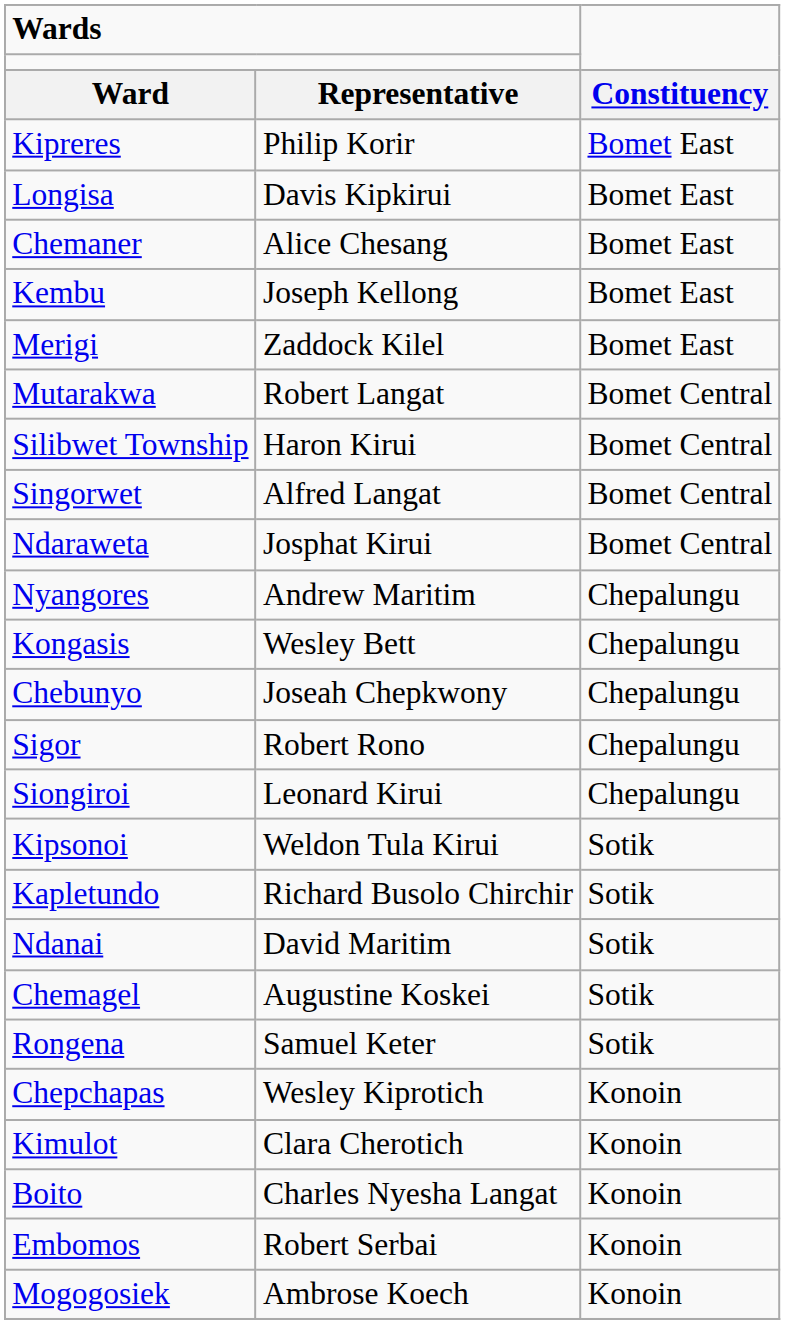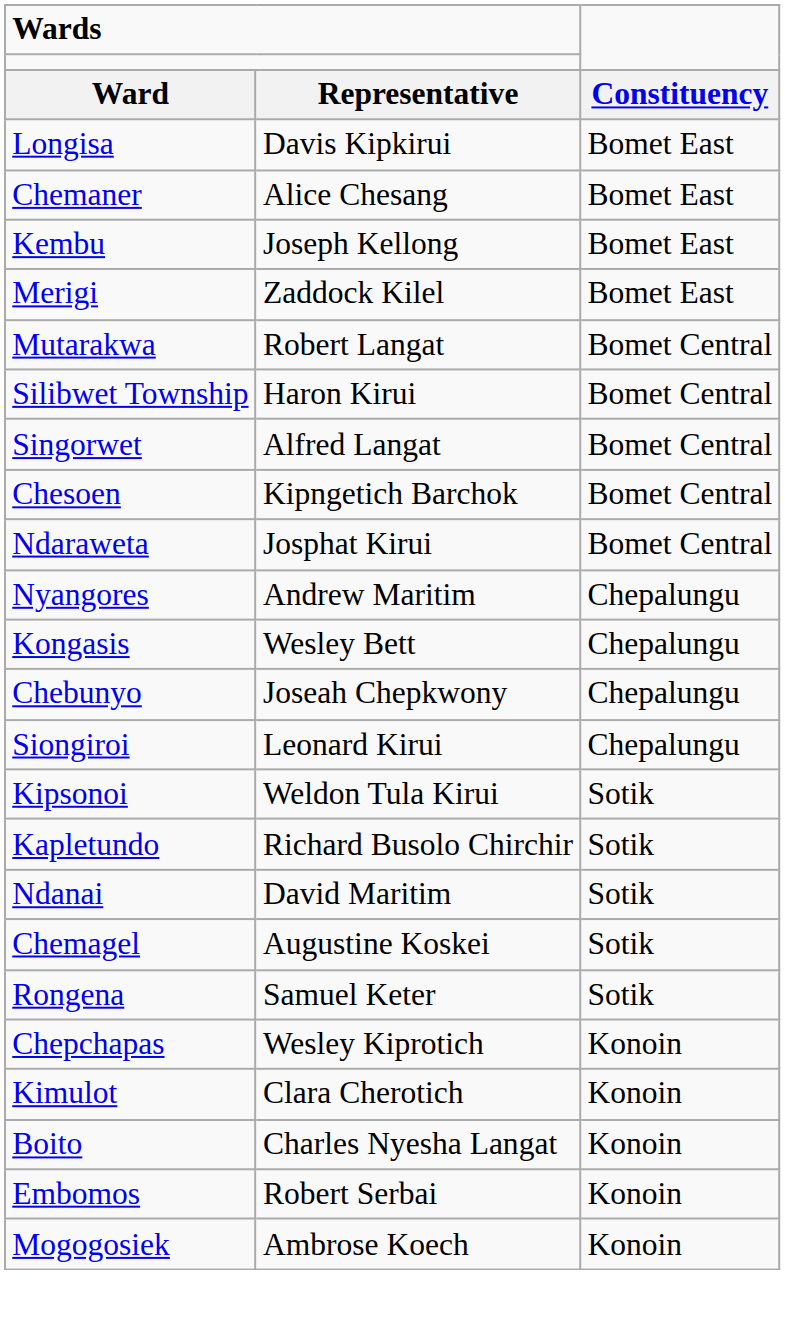- row: (67, 144)
+ row: (67, 493)
- row: (46, 743)
